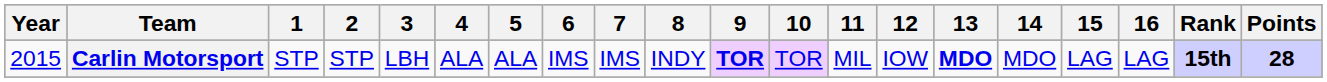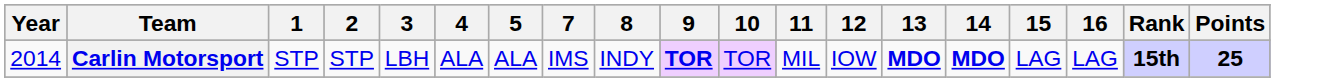- column: (568, 22)
(36, 58) 2015 -> (36, 58) 2014
(1030, 58) normal -> (978, 58) bold
(1282, 58) 28 -> (1230, 58) 25
